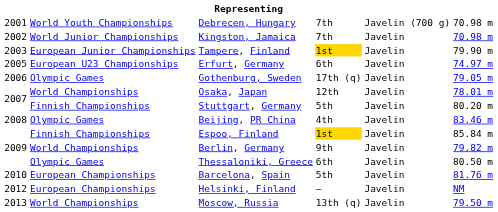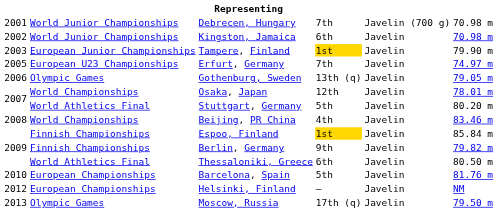(101, 23) World Youth Championships -> (104, 23) World Junior Championships
(324, 36) 7th -> (324, 36) 6th
(324, 64) 6th -> (324, 64) 7th
(339, 78) 17th (q) -> (339, 78) 13th (q)
(90, 106) Finnish Championships -> (90, 106) World Athletics Final
(67, 120) Olympic Games -> (84, 120) World Championships
(84, 147) World Championships -> (90, 147) Finnish Championships
(67, 161) Olympic Games -> (90, 161) World Athletics Final
(84, 203) World Championships -> (67, 203) Olympic Games
(339, 203) 13th (q) -> (339, 203) 17th (q)
